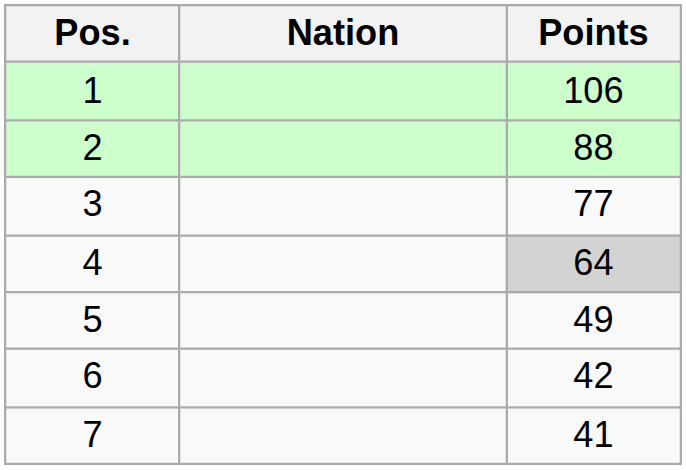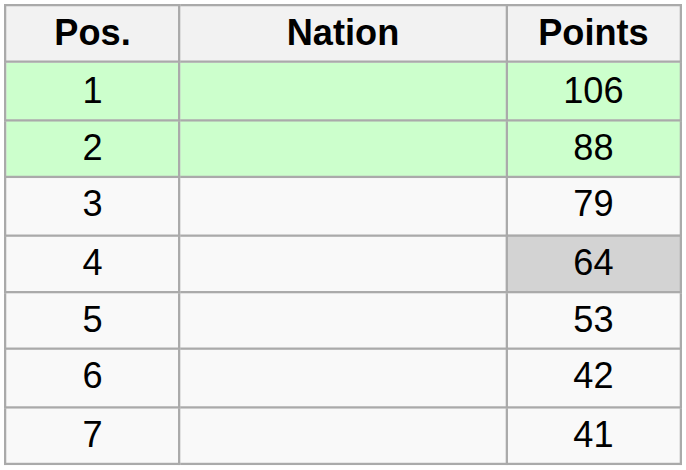(593, 205) 77 -> (593, 205) 79
(593, 319) 49 -> (593, 319) 53
